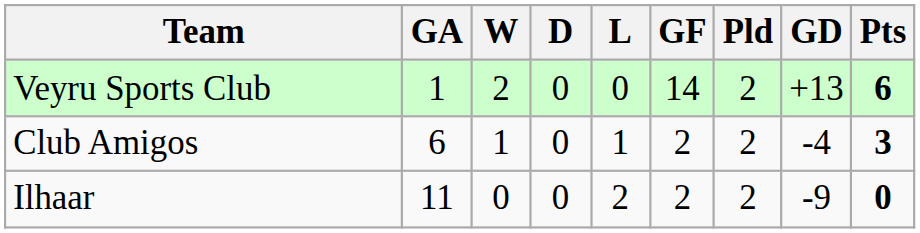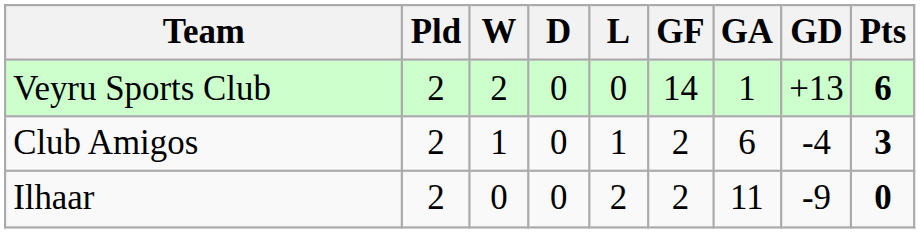columns swapped: (748, 32) <-> (437, 32)
